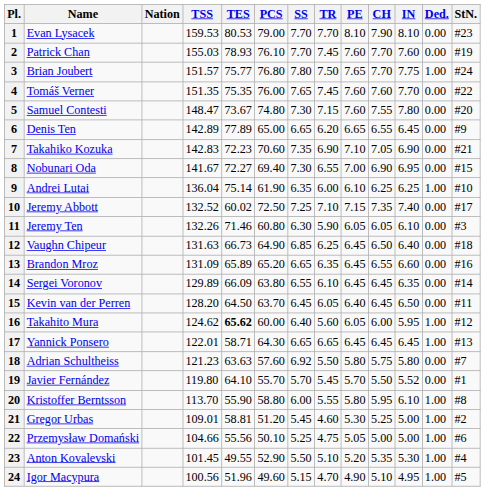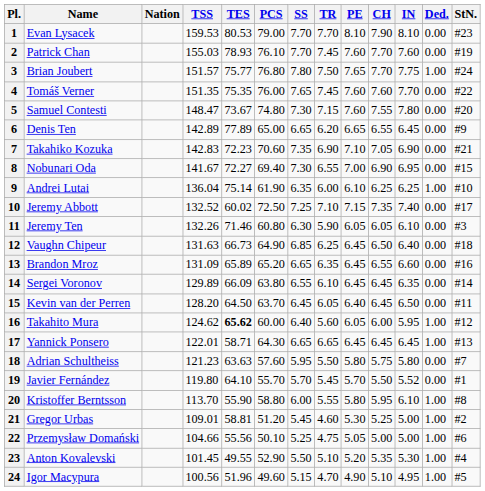(301, 361) 6.92 -> (301, 361) 5.95
